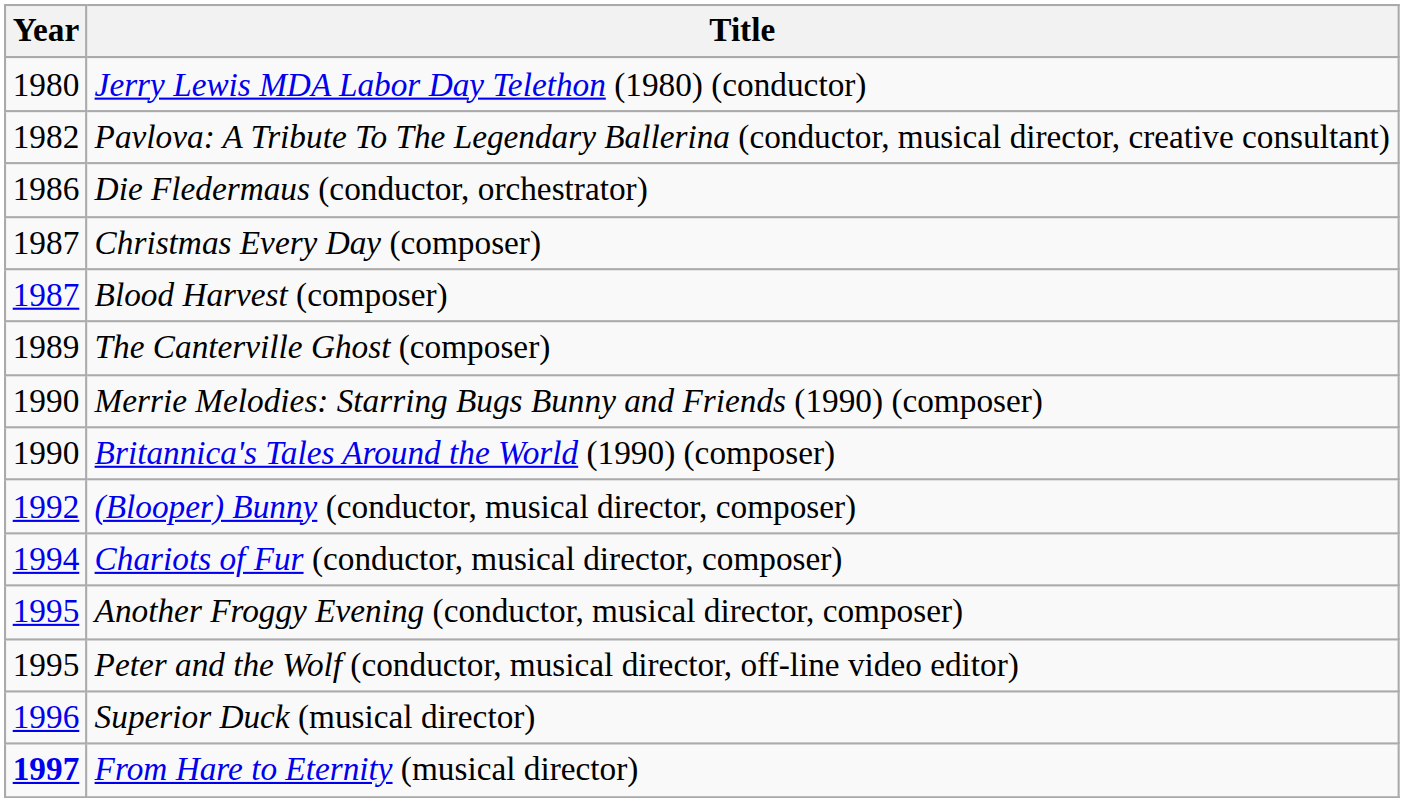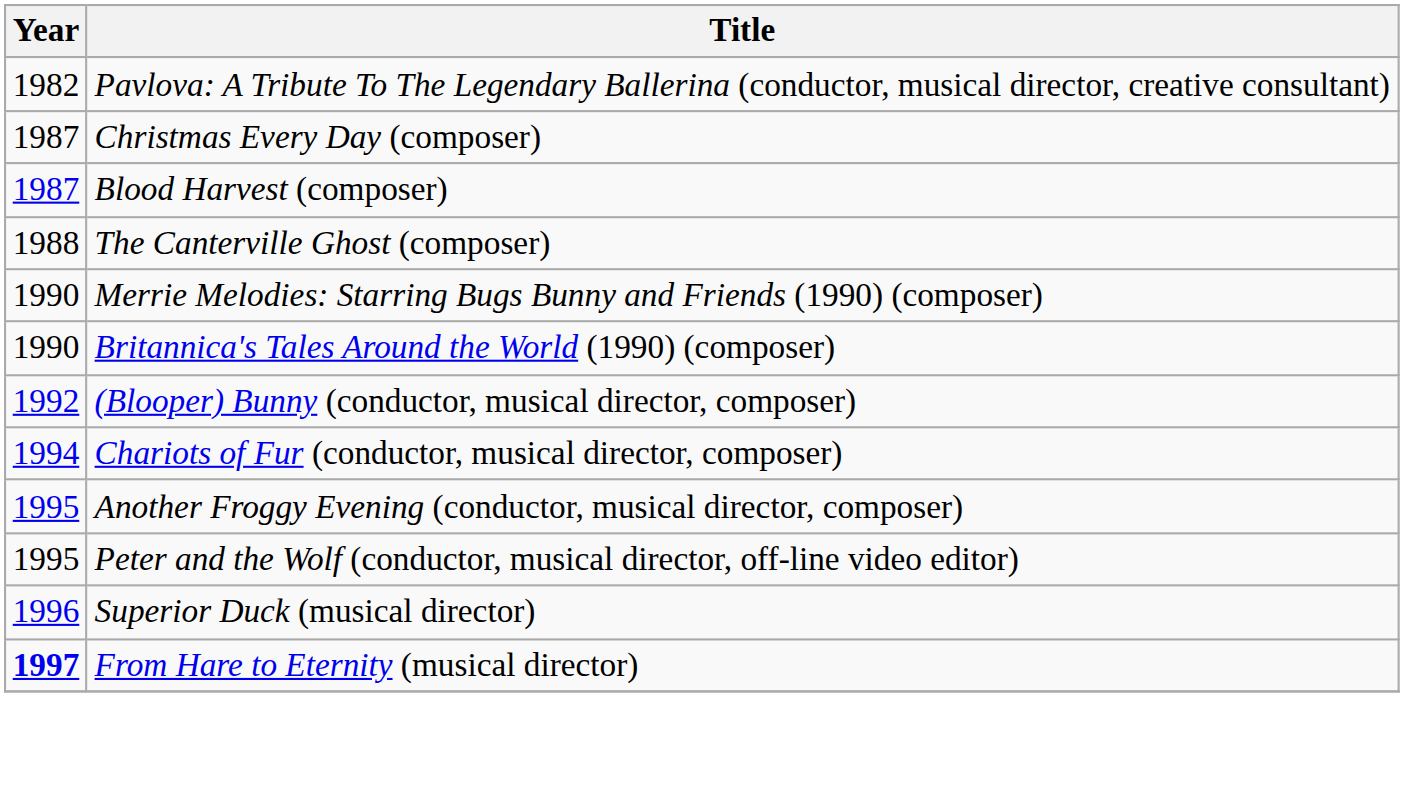- row: (481, 83)
- row: (371, 189)
(46, 347) 1989 -> (46, 242) 1988
